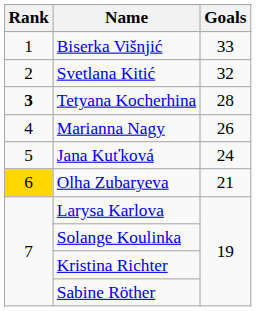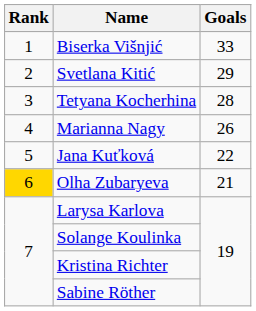(225, 73) 32 -> (225, 73) 29
(29, 100) bold -> (29, 100) normal
(225, 155) 24 -> (225, 155) 22
